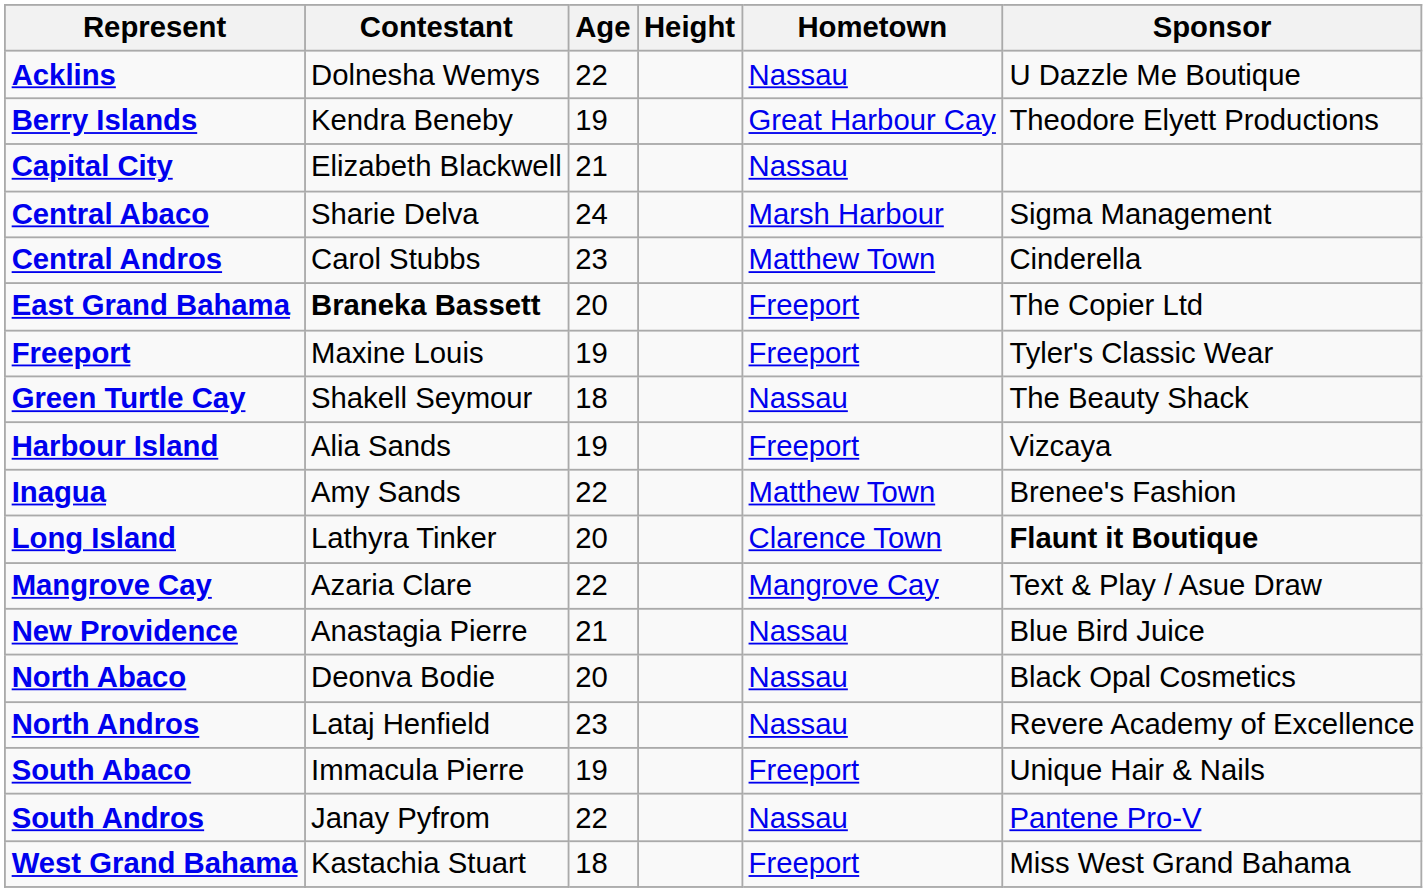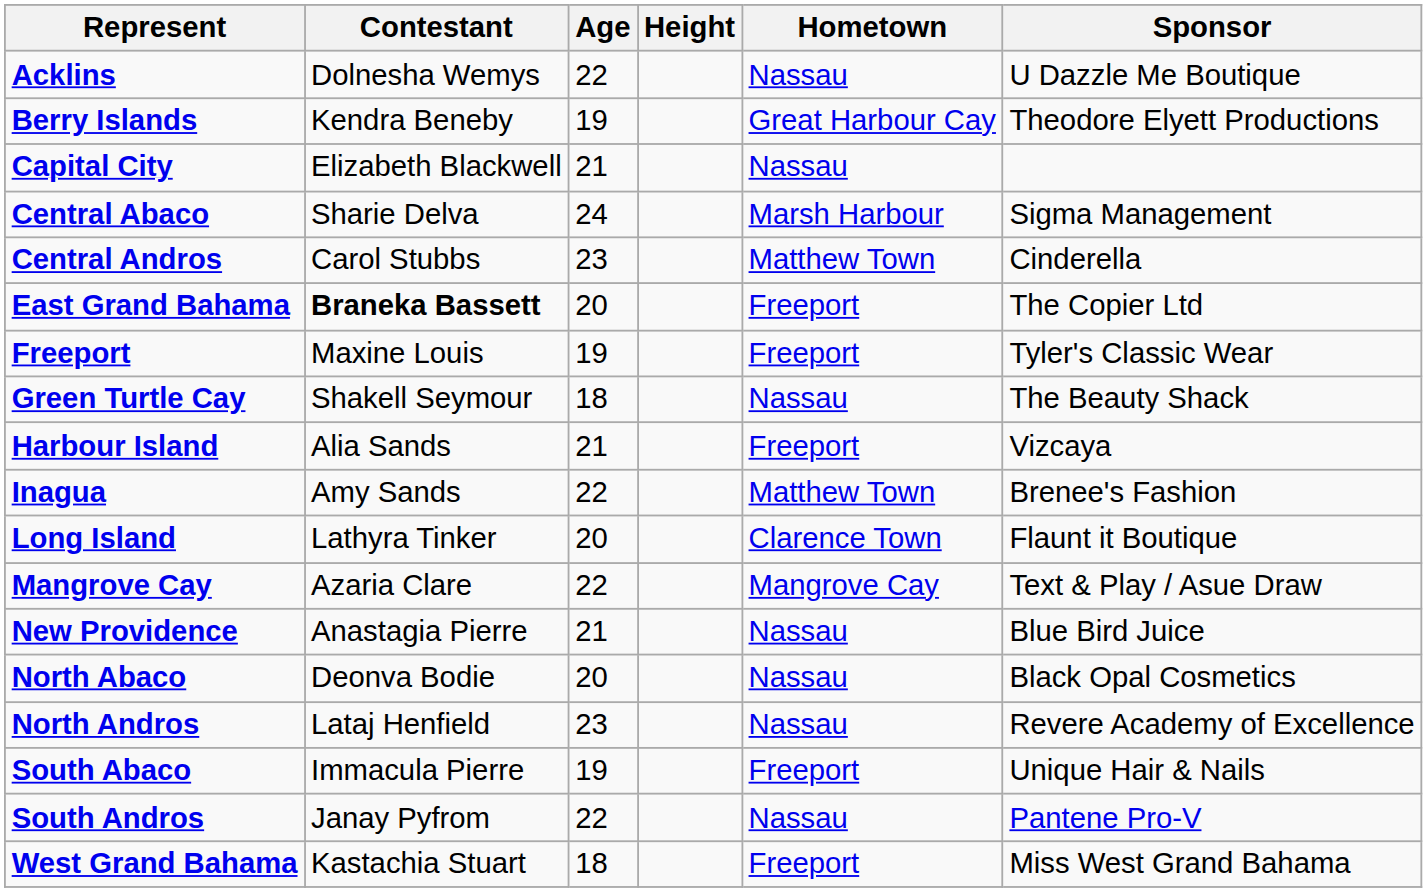(591, 445) 19 -> (591, 445) 21
(1134, 538) bold -> (1123, 538) normal
